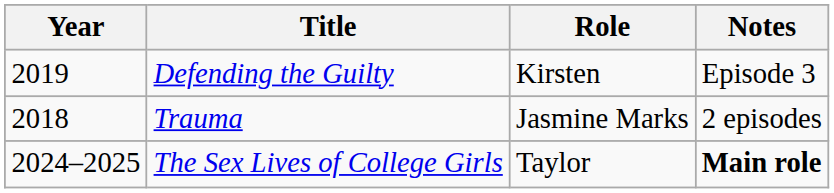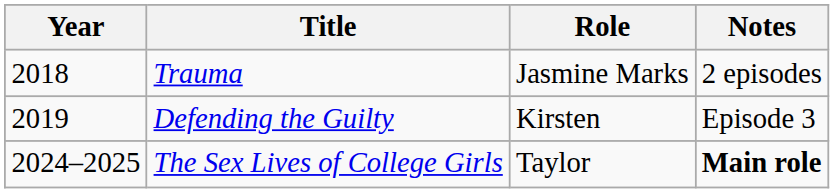rows swapped: (198, 118) <-> (274, 72)
